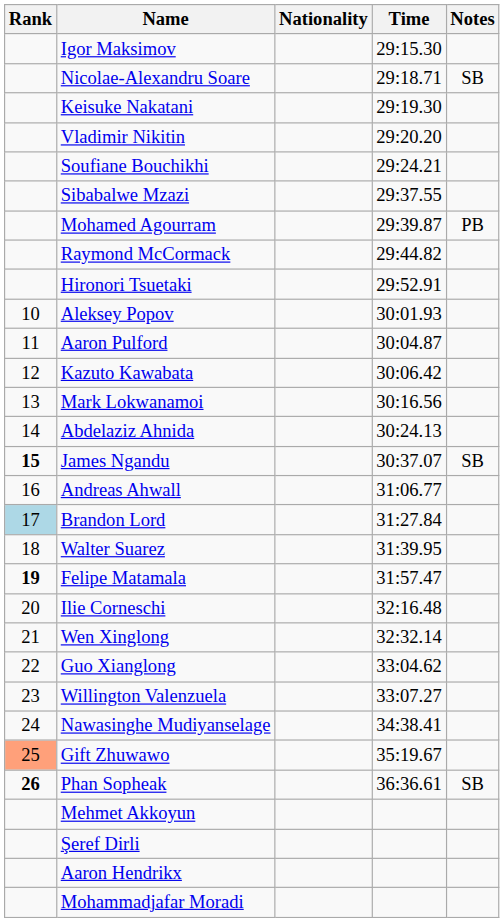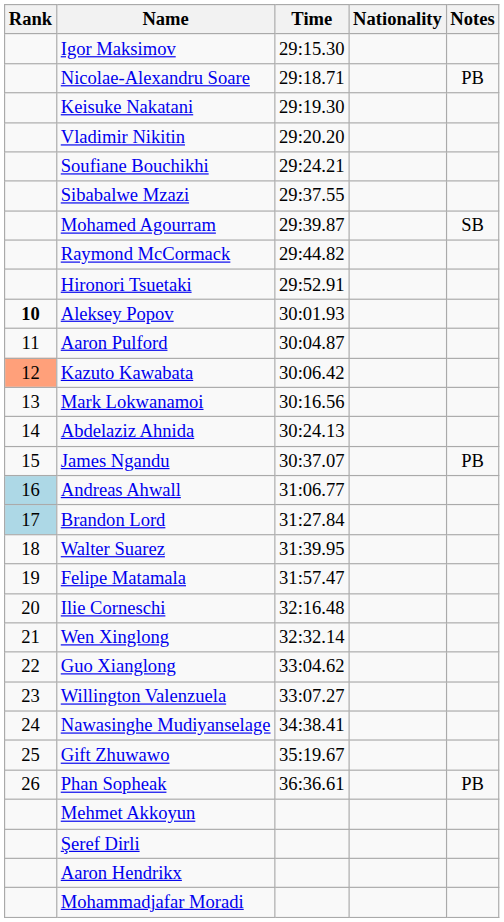columns swapped: (323, 19) <-> (409, 19)
(473, 78) SB -> (473, 78) PB
(473, 225) PB -> (473, 225) SB
(31, 313) normal -> (31, 313) bold
(31, 372) no background -> (31, 372) lightsalmon background
(31, 460) bold -> (31, 460) normal
(473, 460) SB -> (473, 460) PB
(31, 490) no background -> (31, 490) lightblue background
(31, 578) bold -> (31, 578) normal
(31, 755) lightsalmon background -> (31, 755) no background
(31, 784) bold -> (31, 784) normal
(473, 784) SB -> (473, 784) PB
